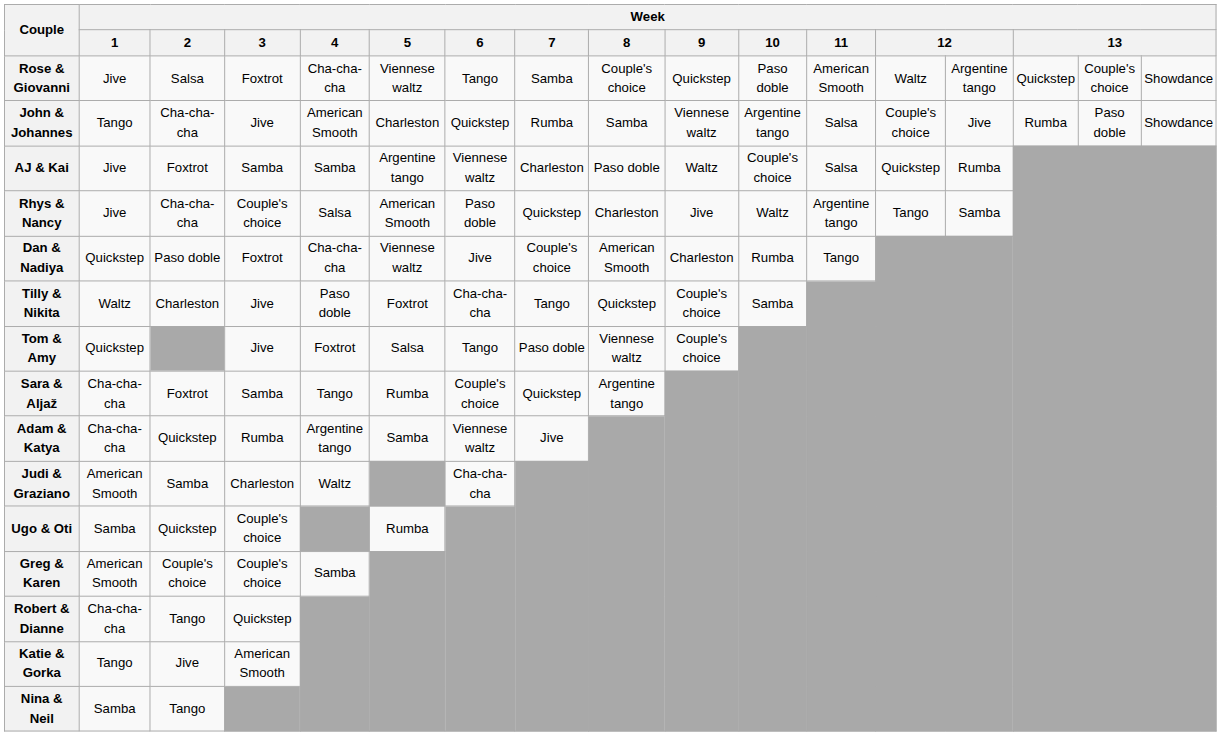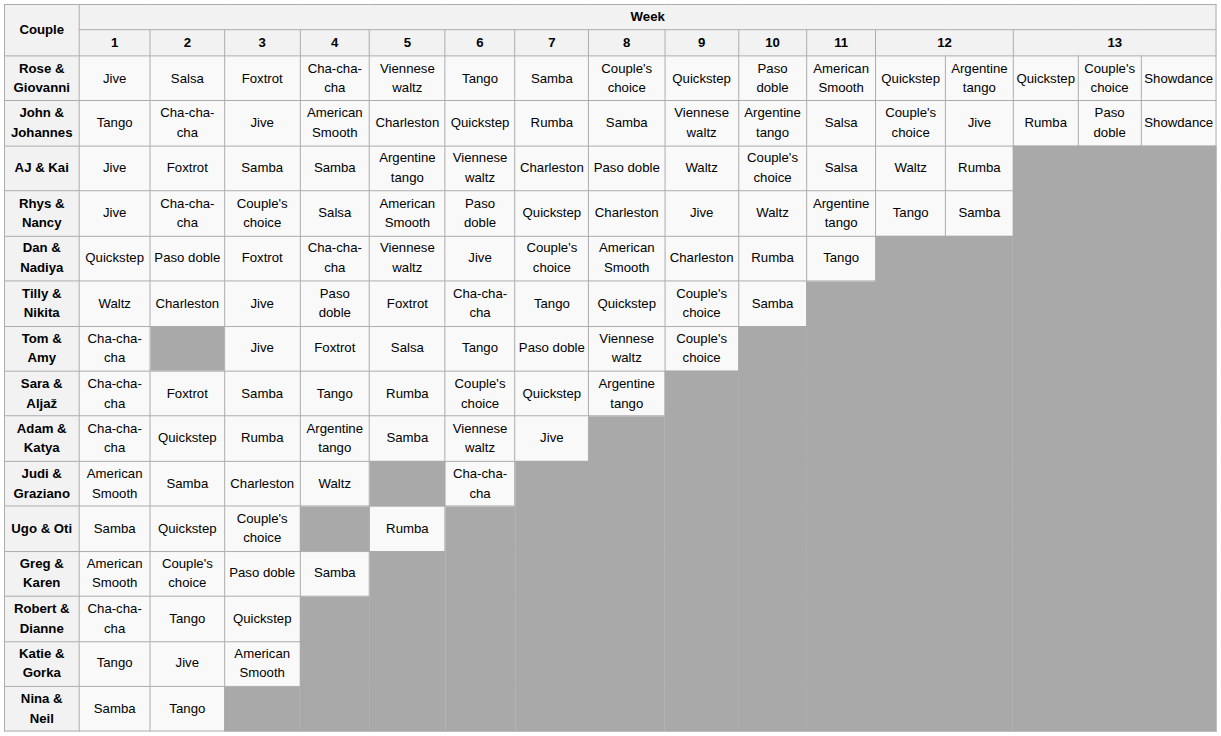(911, 77) Waltz -> (911, 77) Quickstep
(911, 167) Quickstep -> (911, 167) Waltz
(115, 348) Quickstep -> (115, 348) Cha-cha-cha
(262, 573) Couple's choice -> (262, 573) Paso doble
